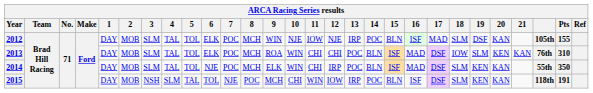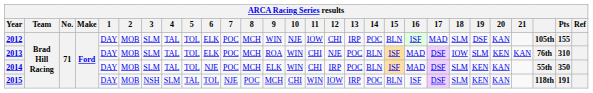(335, 39) NJE -> (335, 39) CHI
(335, 53) CHI -> (335, 53) NJE
